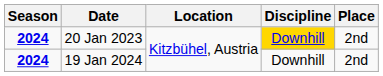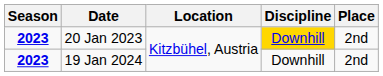(33, 38) 2024 -> (33, 38) 2023
(33, 61) 2024 -> (33, 61) 2023
